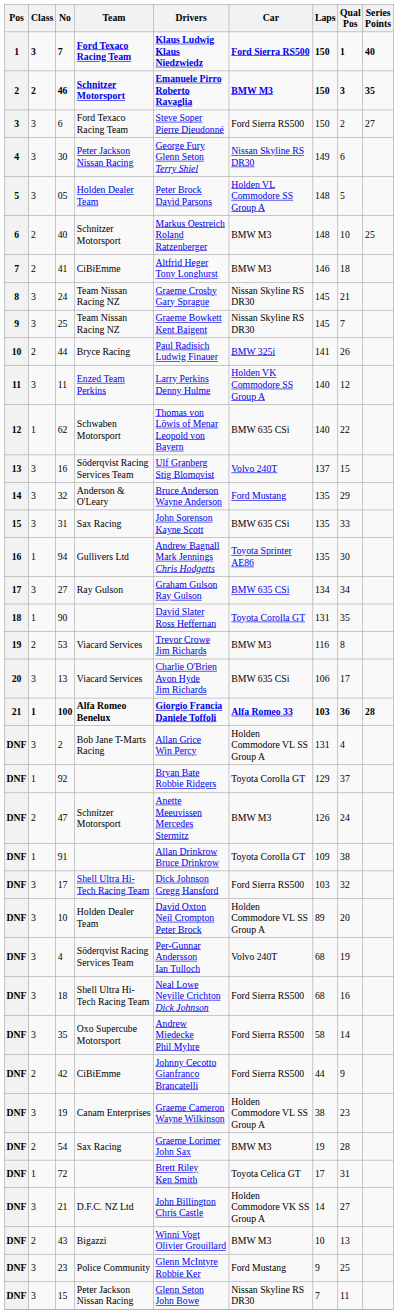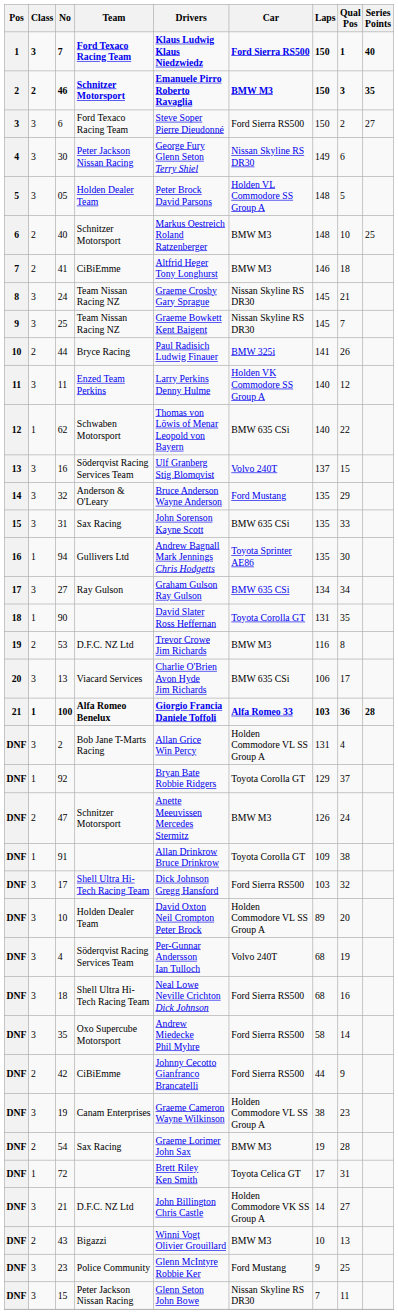(110, 645) Viacard Services -> (105, 645) D.F.C. NZ Ltd
